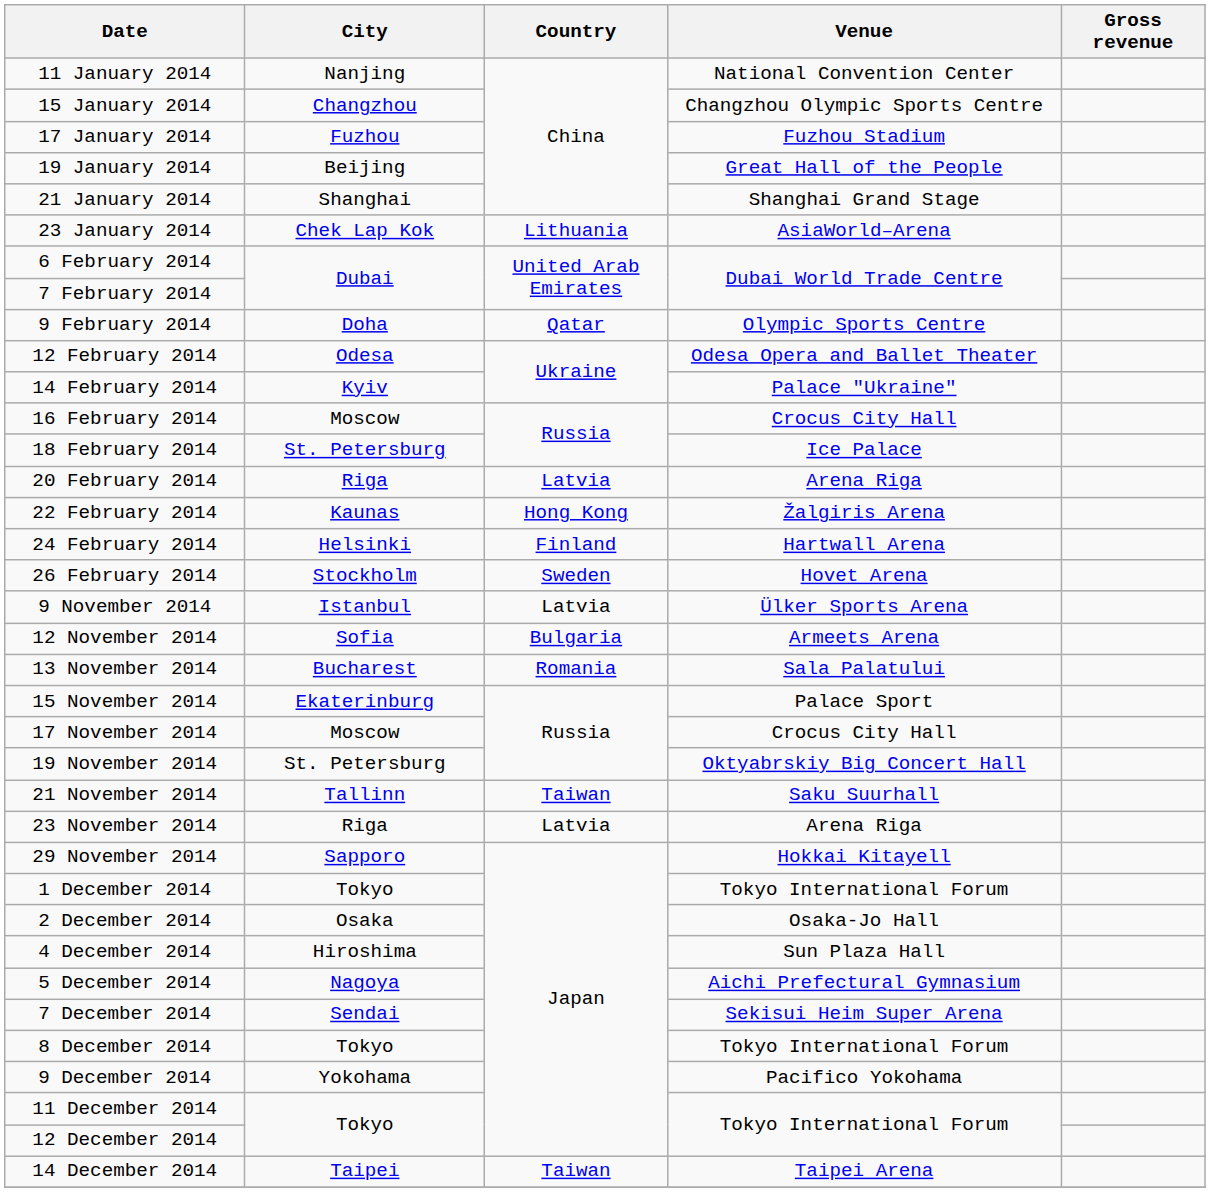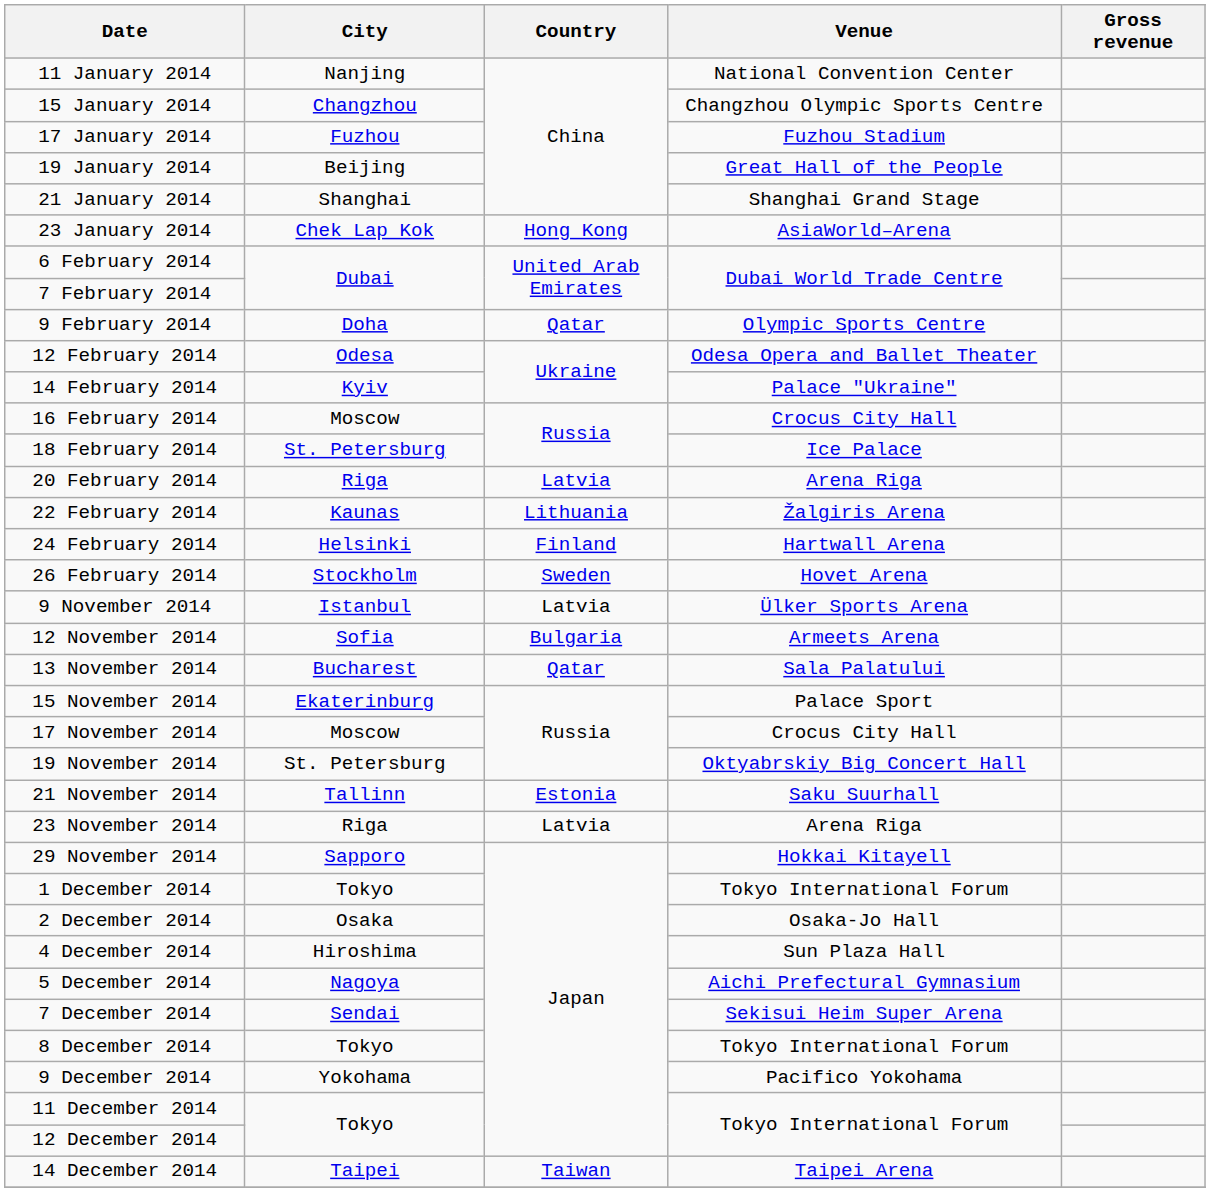(576, 231) Lithuania -> (576, 231) Hong Kong
(576, 513) Hong Kong -> (576, 513) Lithuania
(576, 670) Romania -> (576, 670) Qatar
(576, 795) Taiwan -> (576, 795) Estonia
